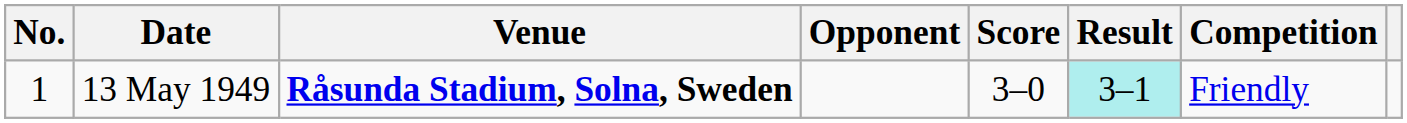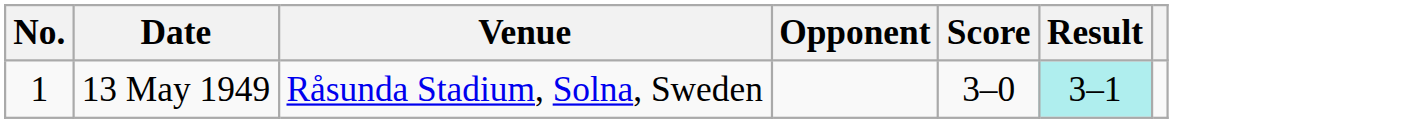- column: (1283, 32)
(540, 88) bold -> (525, 88) normal
